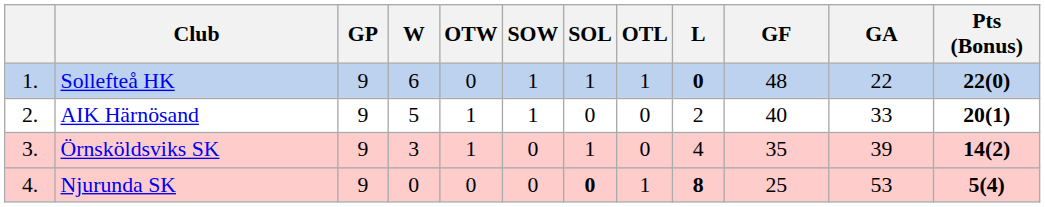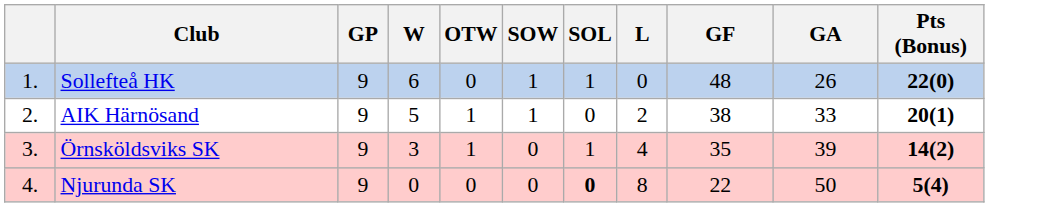- column: (645, 33)
(698, 80) bold -> (642, 80) normal
(881, 80) 22 -> (826, 80) 26
(776, 115) 40 -> (720, 115) 38
(698, 184) bold -> (642, 184) normal
(776, 184) 25 -> (720, 184) 22
(881, 184) 53 -> (826, 184) 50
